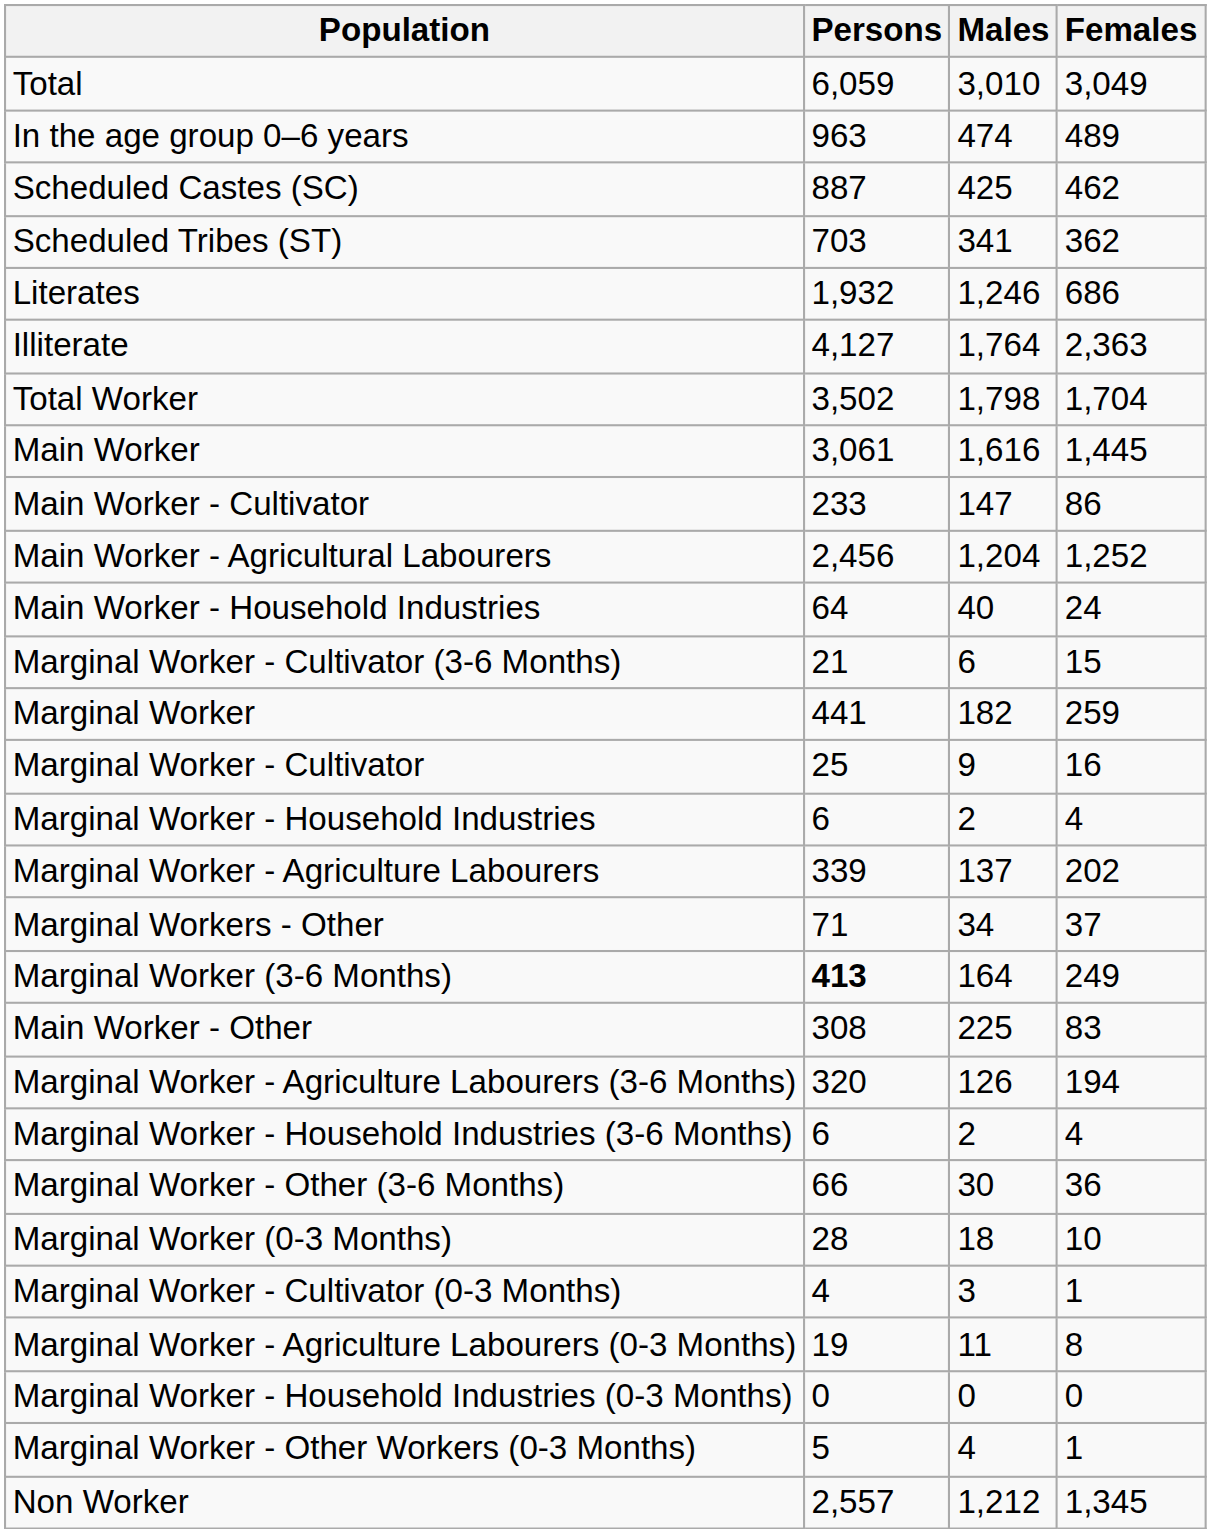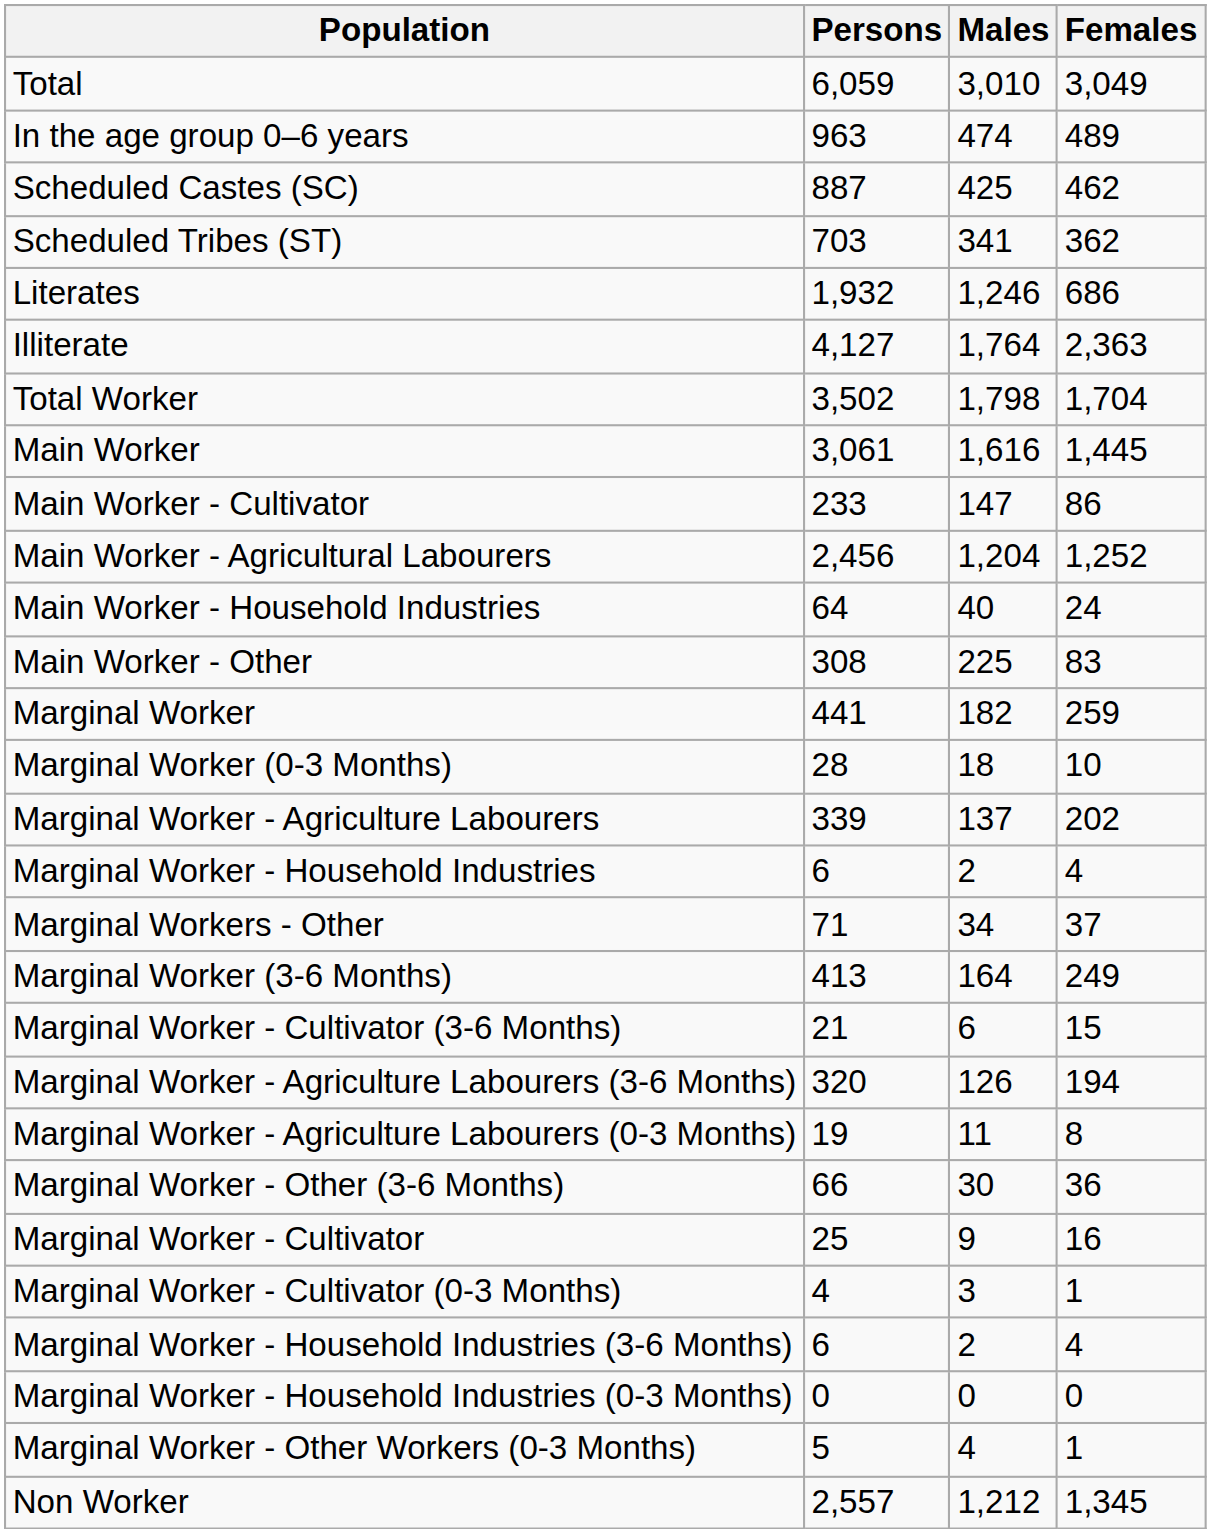rows swapped: (162, 1028) <-> (317, 661)
rows swapped: (219, 766) <-> (232, 1238)
rows swapped: (306, 871) <-> (304, 818)
(839, 976) bold -> (839, 976) normal
rows swapped: (403, 1133) <-> (404, 1343)
